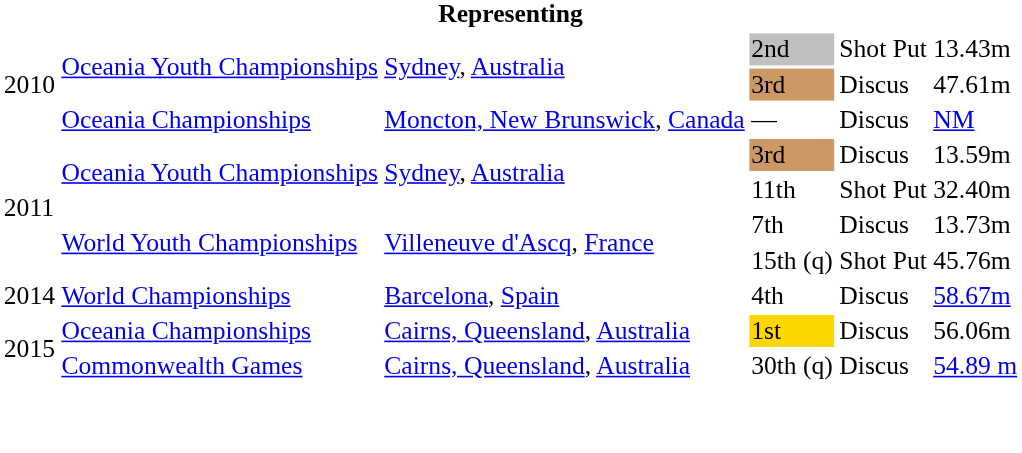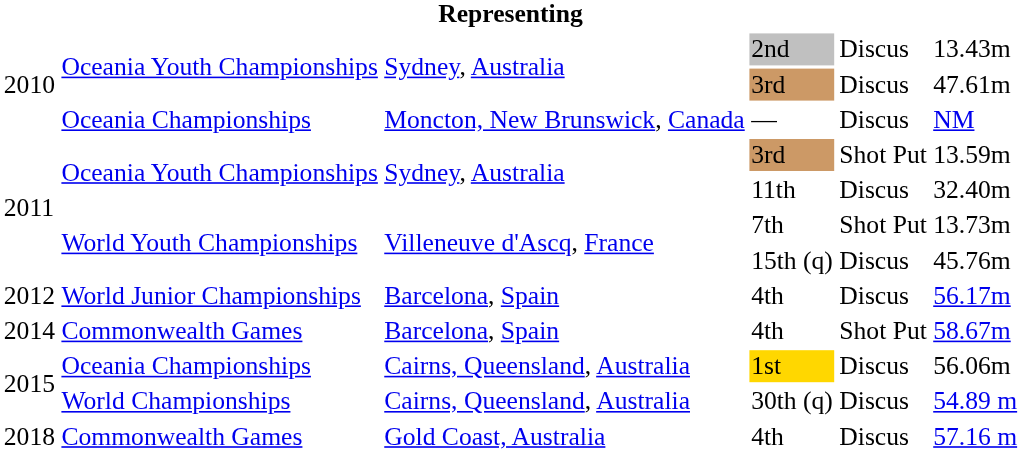(883, 49) Shot Put -> (874, 49) Discus
(874, 154) Discus -> (883, 154) Shot Put
(883, 189) Shot Put -> (874, 189) Discus
(874, 225) Discus -> (883, 225) Shot Put
(883, 260) Shot Put -> (874, 260) Discus
+ row: (29, 295)
(176, 295) World Championships -> (182, 330) Commonwealth Games
(874, 295) Discus -> (883, 330) Shot Put
(182, 365) Commonwealth Games -> (176, 401) World Championships
+ row: (29, 436)
